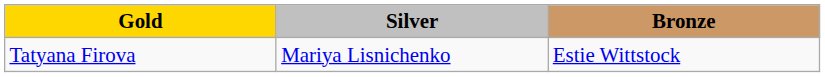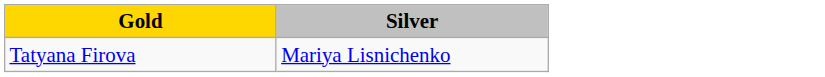- column: (684, 21)
